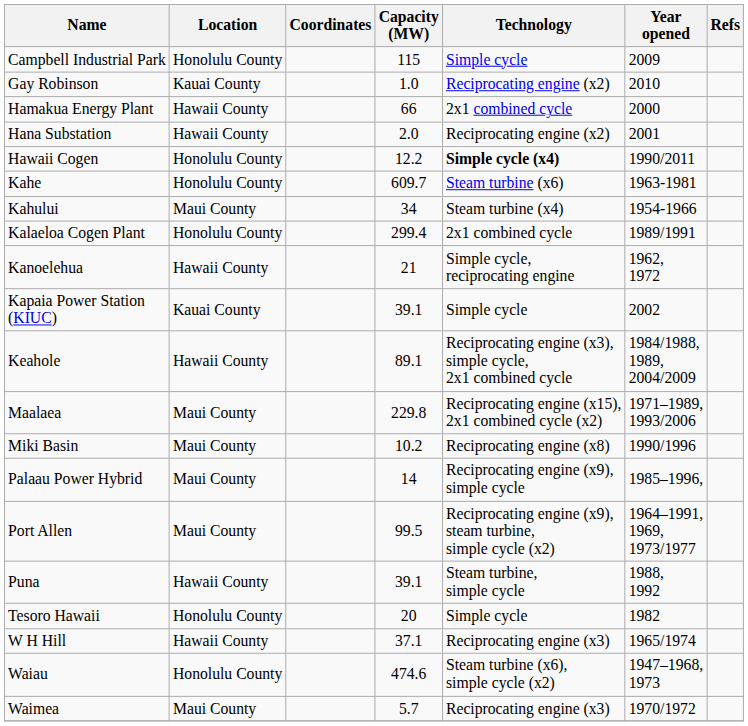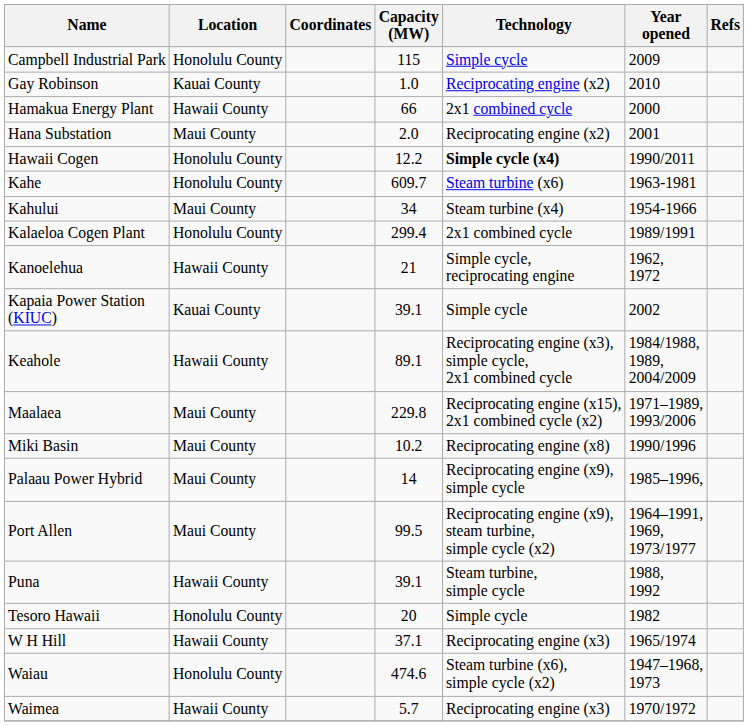(221, 134) Hawaii County -> (215, 134) Maui County
(215, 708) Maui County -> (221, 708) Hawaii County
